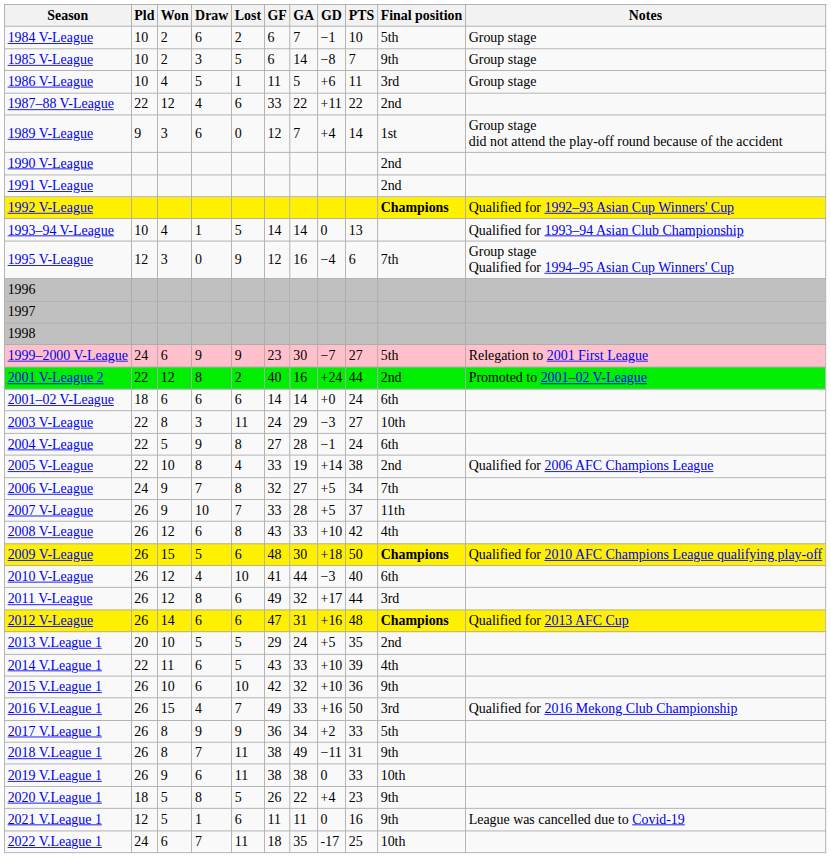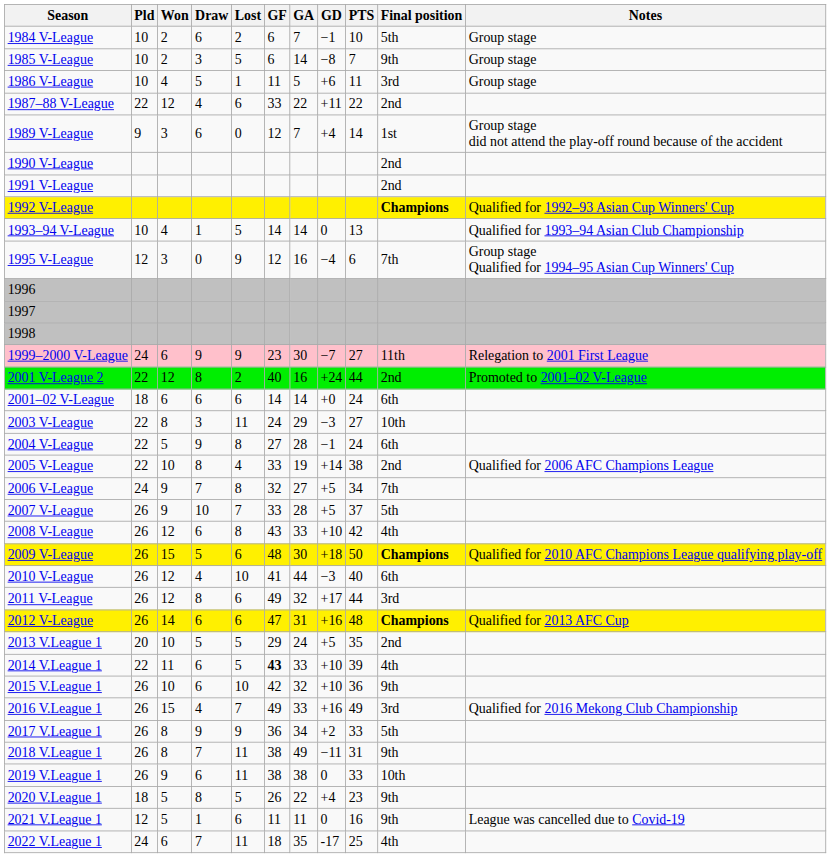(390, 355) 5th -> (393, 355) 11th
(393, 510) 11th -> (390, 510) 5th
(274, 664) normal -> (274, 664) bold
(356, 709) 50 -> (356, 709) 49
(393, 841) 10th -> (390, 841) 4th
